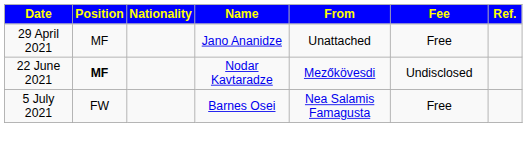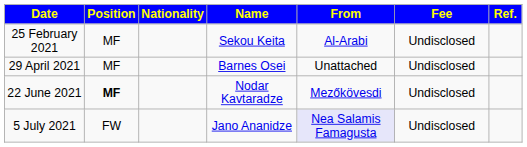+ row: (44, 41)
(242, 41) Jano Ananidze -> (252, 67) Barnes Osei
(439, 41) Free -> (442, 67) Undisclosed
(242, 106) Barnes Osei -> (252, 126) Jano Ananidze
(340, 106) no background -> (346, 126) lavender background
(439, 106) Free -> (442, 126) Undisclosed
